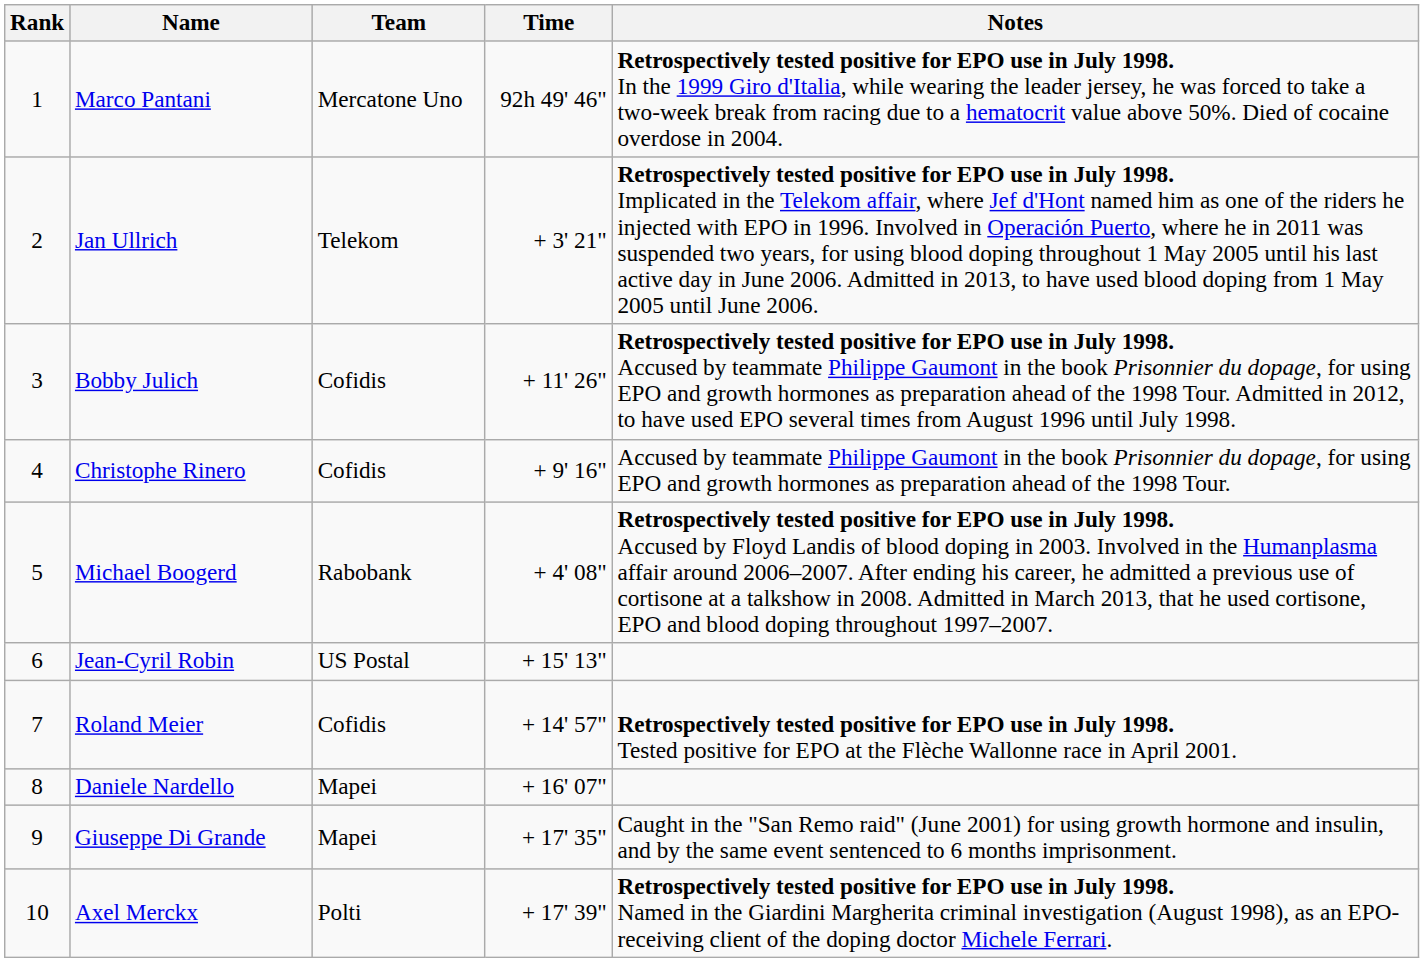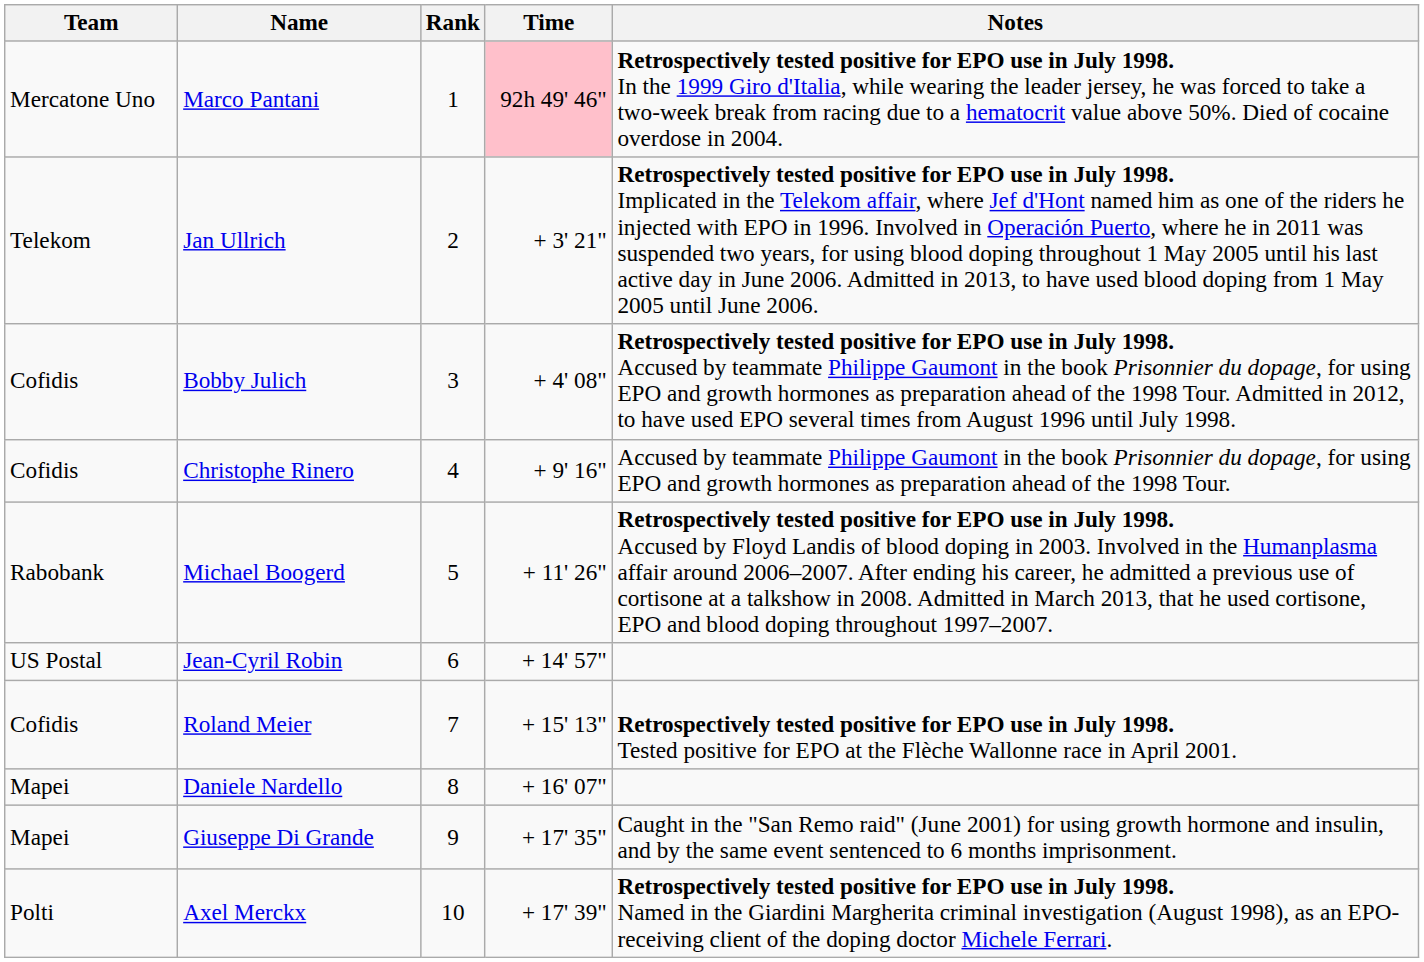columns swapped: (37, 22) <-> (399, 22)
(553, 98) no background -> (553, 98) pink background
(565, 381) + 11' 26" -> (570, 381) + 4' 08"
(570, 572) + 4' 08" -> (565, 572) + 11' 26"
(564, 661) + 15' 13" -> (564, 661) + 14' 57"
(564, 724) + 14' 57" -> (564, 724) + 15' 13"
